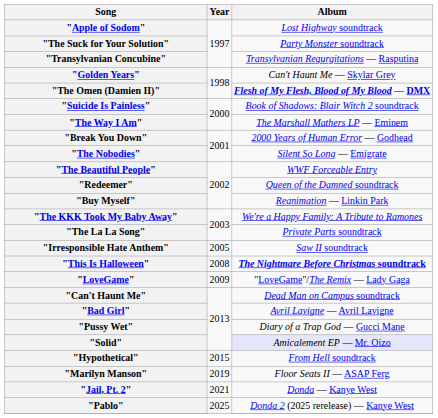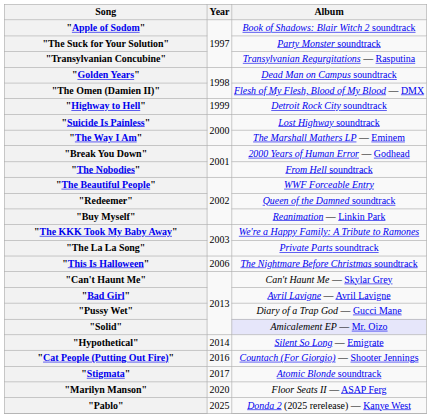(332, 28) Lost Highway soundtrack -> (329, 28) Book of Shadows: Blair Witch 2 soundtrack
(332, 75) Can't Haunt Me — Skylar Grey -> (329, 75) Dead Man on Campus soundtrack
(332, 91) bold -> (329, 91) normal
+ row: (106, 106)
(332, 106) Book of Shadows: Blair Witch 2 soundtrack -> (329, 122) Lost Highway soundtrack
(332, 153) Silent So Long — Emigrate -> (329, 169) From Hell soundtrack
- row: (106, 248)
(219, 264) 2008 -> (219, 264) 2006
(332, 264) bold -> (329, 264) normal
- row: (106, 279)
(332, 295) Dead Man on Campus soundtrack -> (329, 279) Can't Haunt Me — Skylar Grey
(219, 358) 2015 -> (219, 342) 2014
(332, 358) From Hell soundtrack -> (329, 342) Silent So Long — Emigrate
+ row: (106, 358)
+ row: (106, 374)
(219, 374) 2019 -> (219, 389) 2020
- row: (106, 389)
